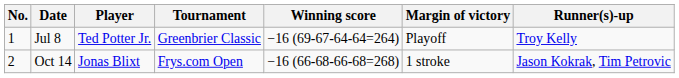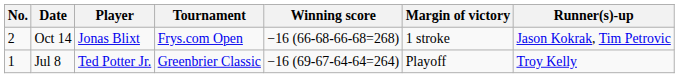rows swapped: (48, 38) <-> (53, 61)
